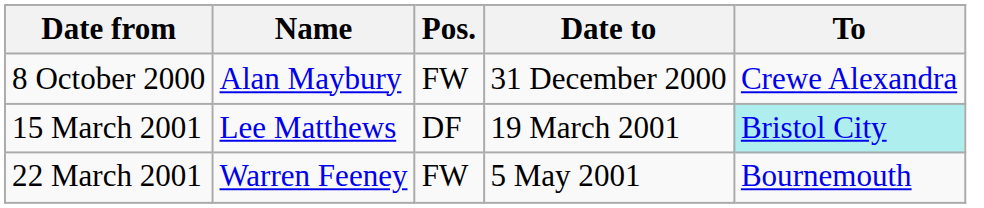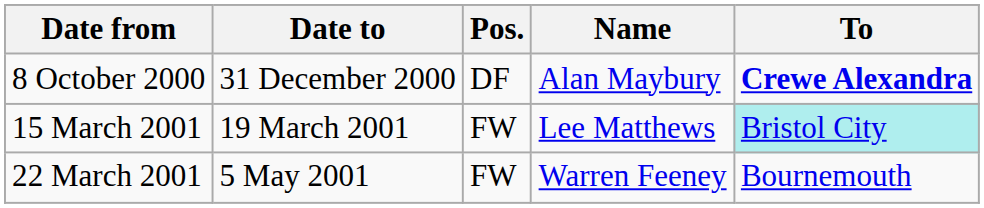columns swapped: (608, 29) <-> (314, 29)
(445, 78) FW -> (490, 78) DF
(849, 78) normal -> (857, 78) bold
(442, 127) DF -> (493, 127) FW
